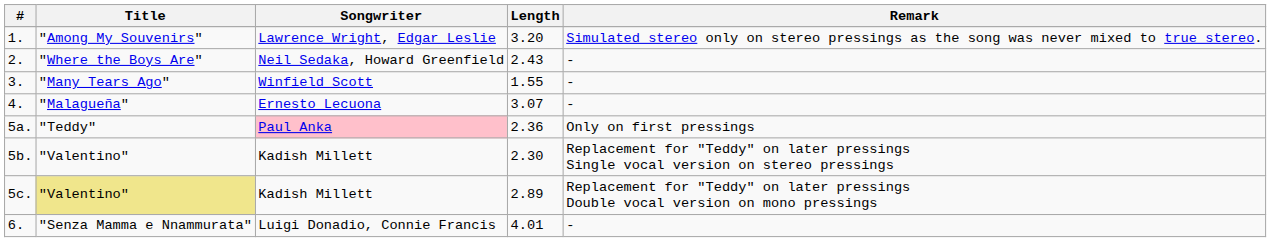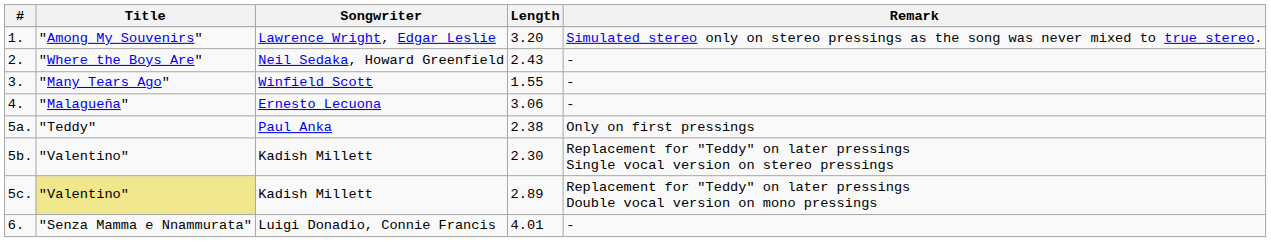(527, 105) 3.07 -> (527, 105) 3.06
(295, 127) pink background -> (295, 127) no background
(527, 127) 2.36 -> (527, 127) 2.38
